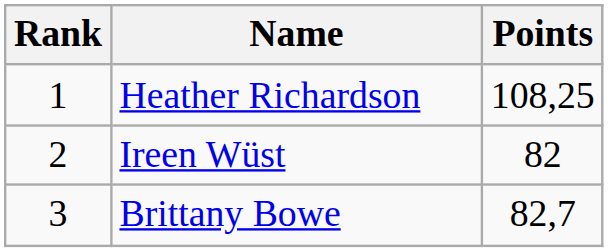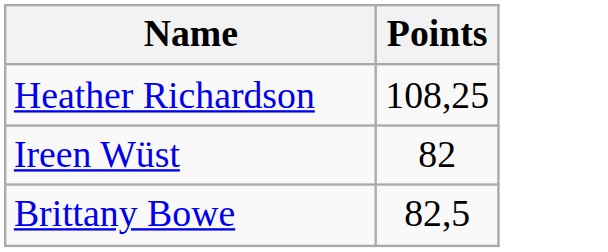- column: (58, 34)
(543, 214) 82,7 -> (437, 214) 82,5
